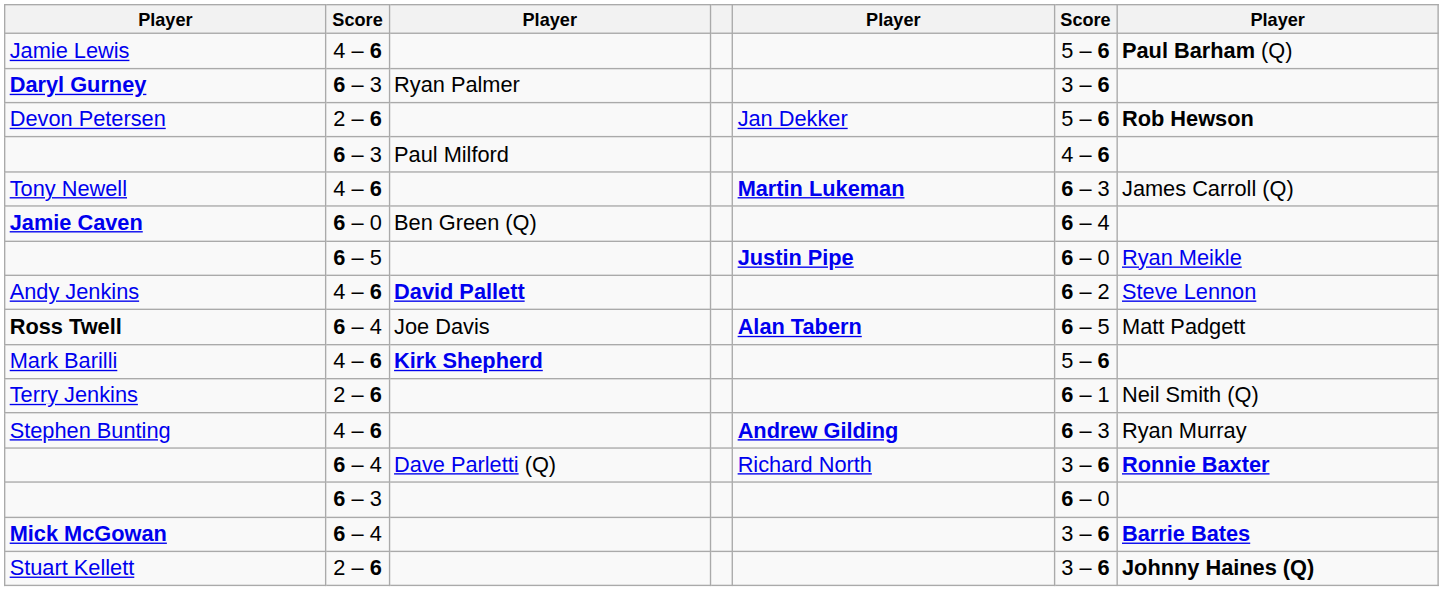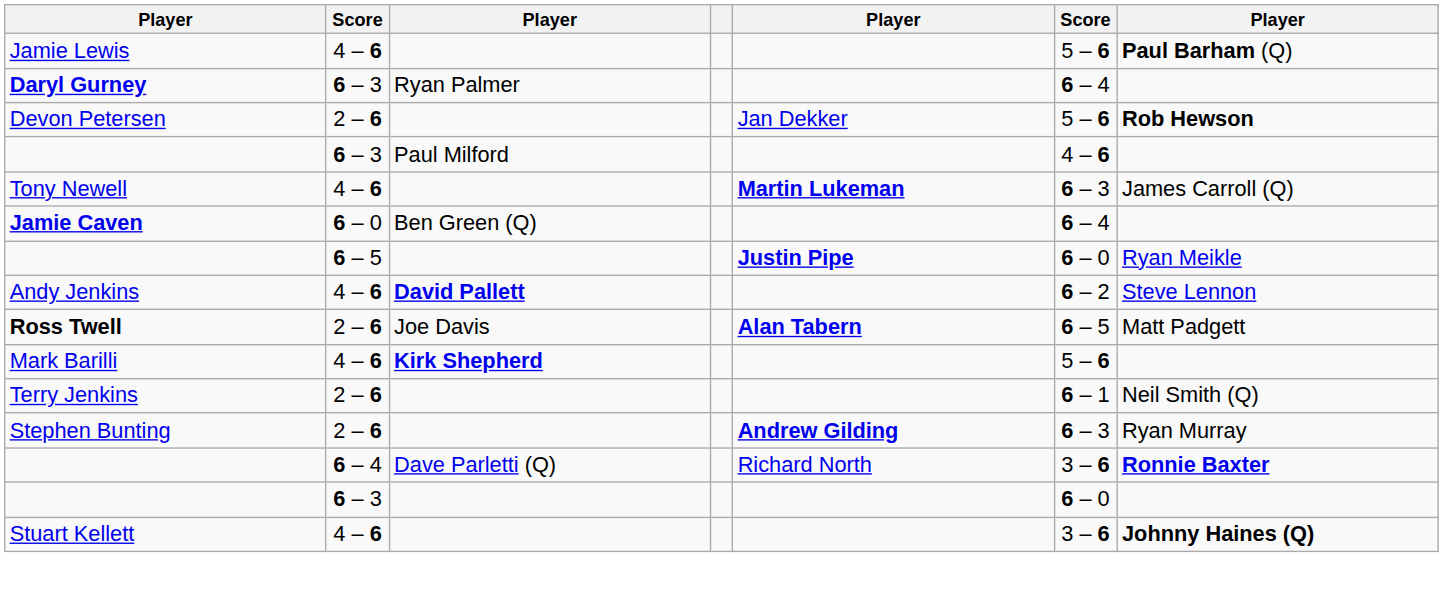(1085, 85) 3 – 6 -> (1085, 85) 6 – 4
(358, 326) 6 – 4 -> (358, 326) 2 – 6
(358, 430) 4 – 6 -> (358, 430) 2 – 6
- row: (88, 533)
(358, 568) 2 – 6 -> (358, 533) 4 – 6
